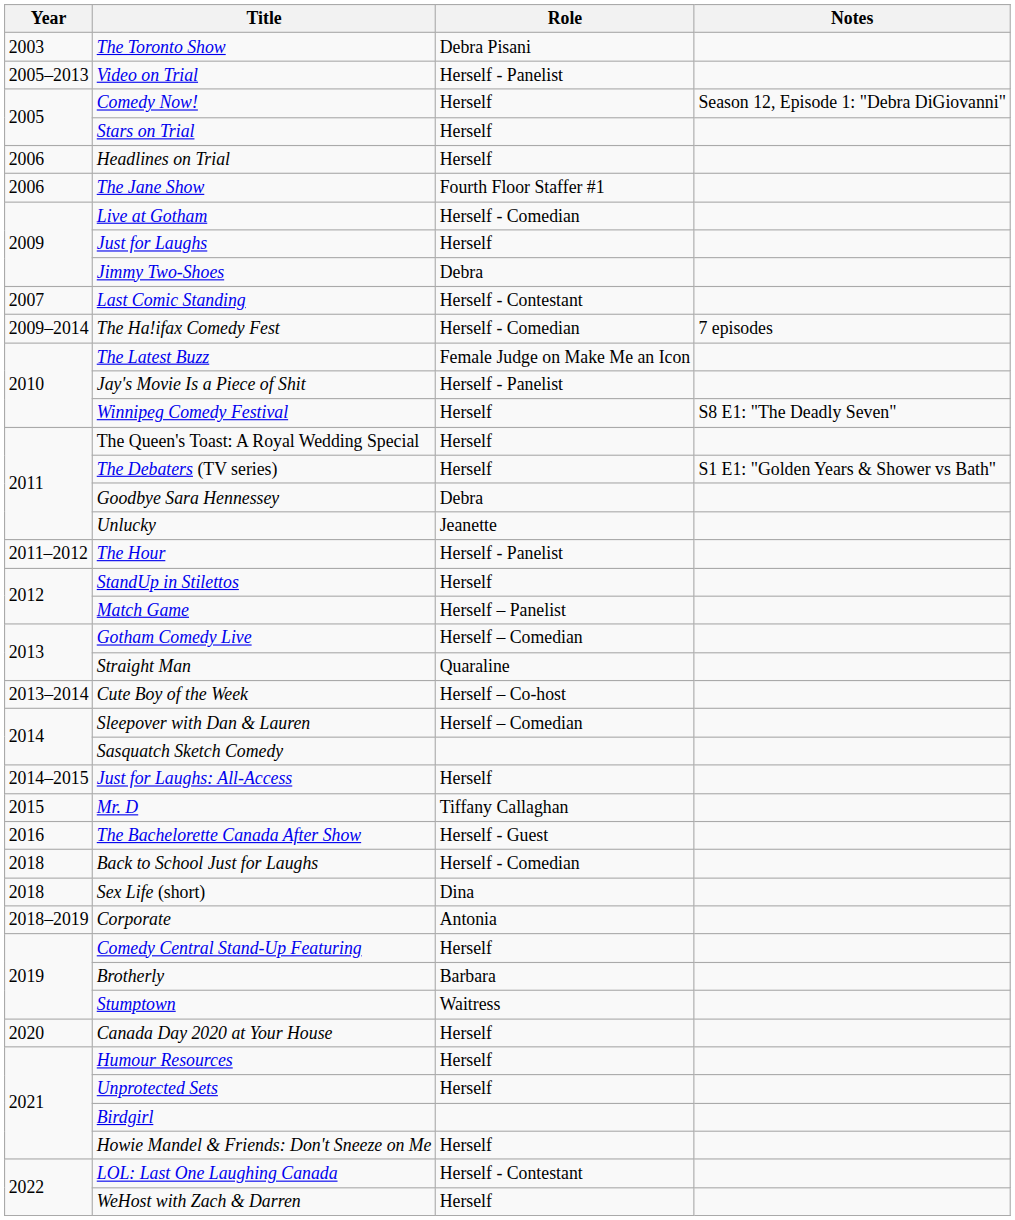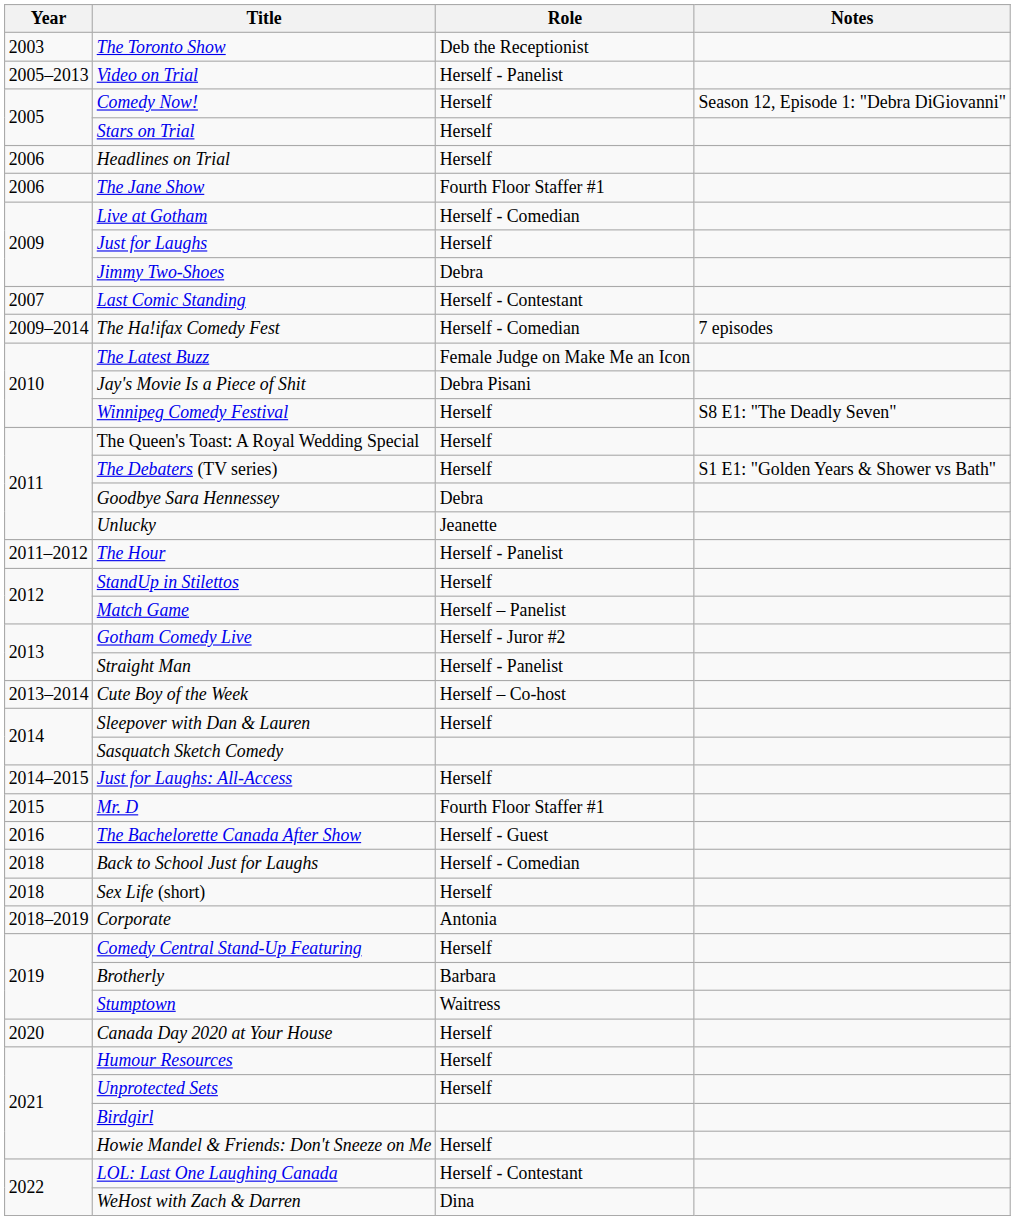(485, 46) Debra Pisani -> (514, 46) Deb the Receptionist
(501, 384) Herself - Panelist -> (485, 384) Debra Pisani
(511, 638) Herself – Comedian -> (503, 638) Herself - Juror #2
(475, 666) Quaraline -> (501, 666) Herself - Panelist
(511, 722) Herself – Comedian -> (466, 722) Herself
(504, 807) Tiffany Callaghan -> (522, 807) Fourth Floor Staffer #1
(457, 891) Dina -> (466, 891) Herself
(466, 1201) Herself -> (457, 1201) Dina
